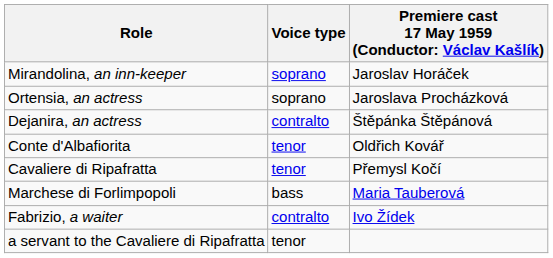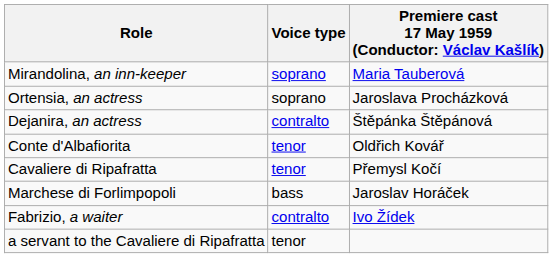(411, 74) Jaroslav Horáček -> (408, 74) Maria Tauberová
(408, 193) Maria Tauberová -> (411, 193) Jaroslav Horáček
